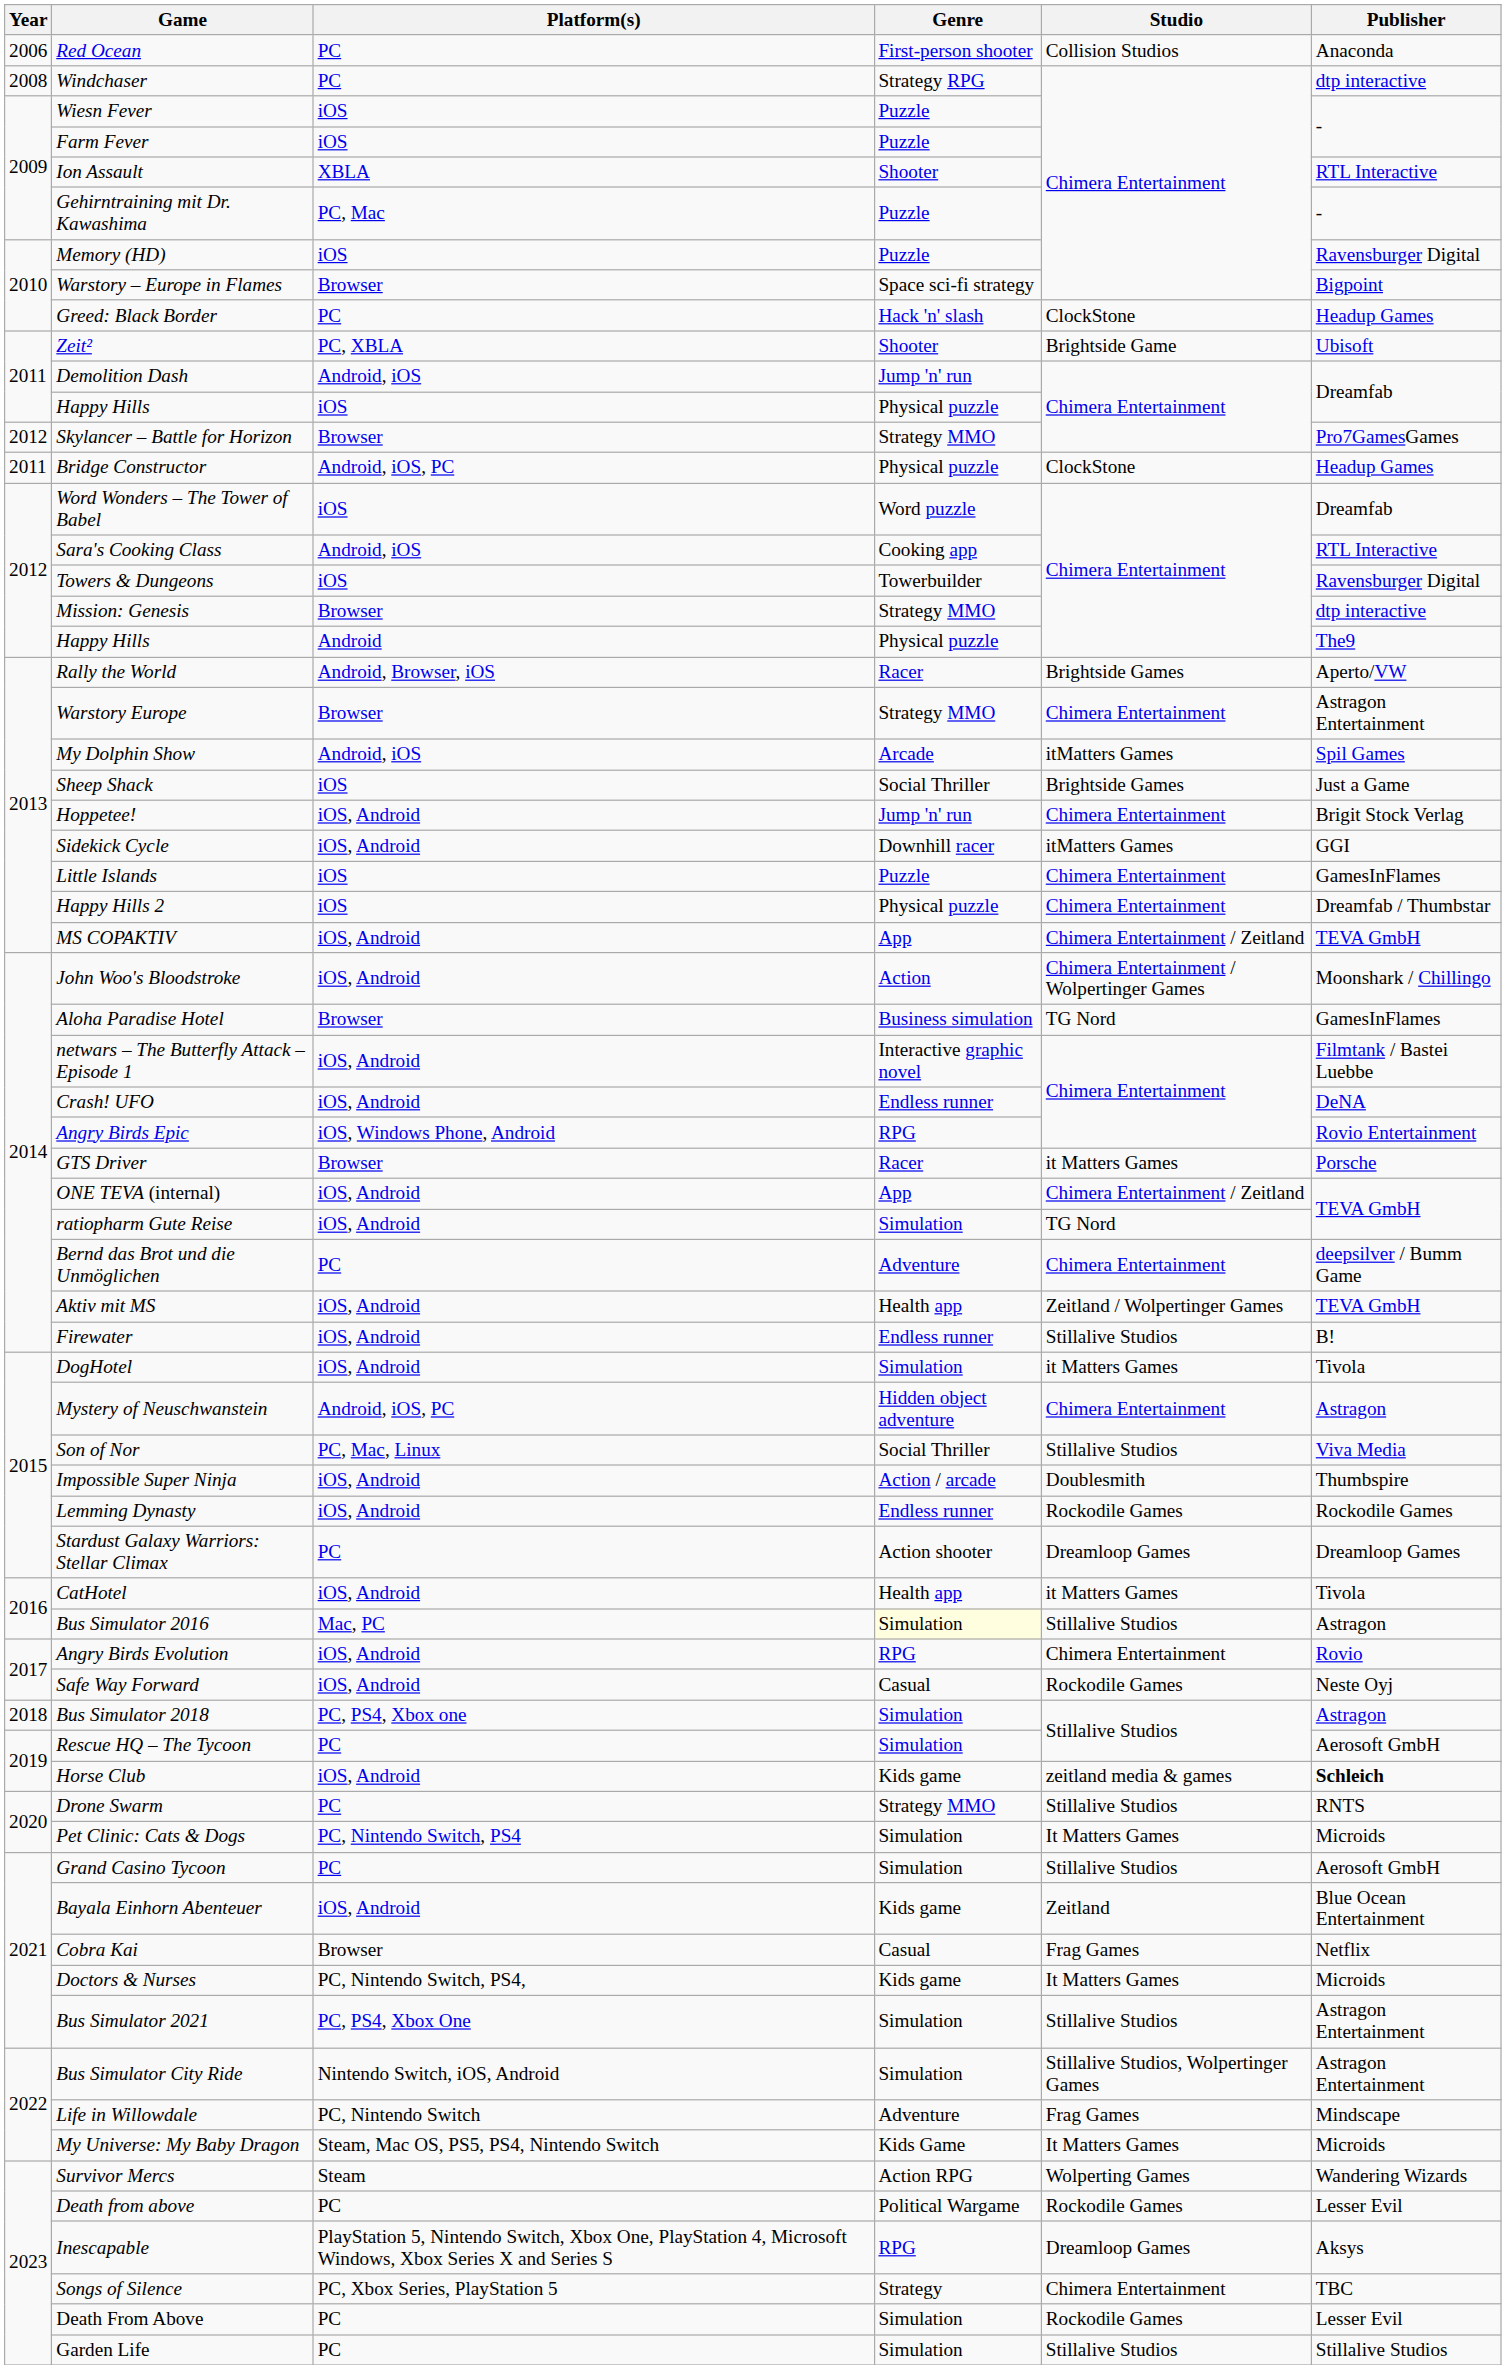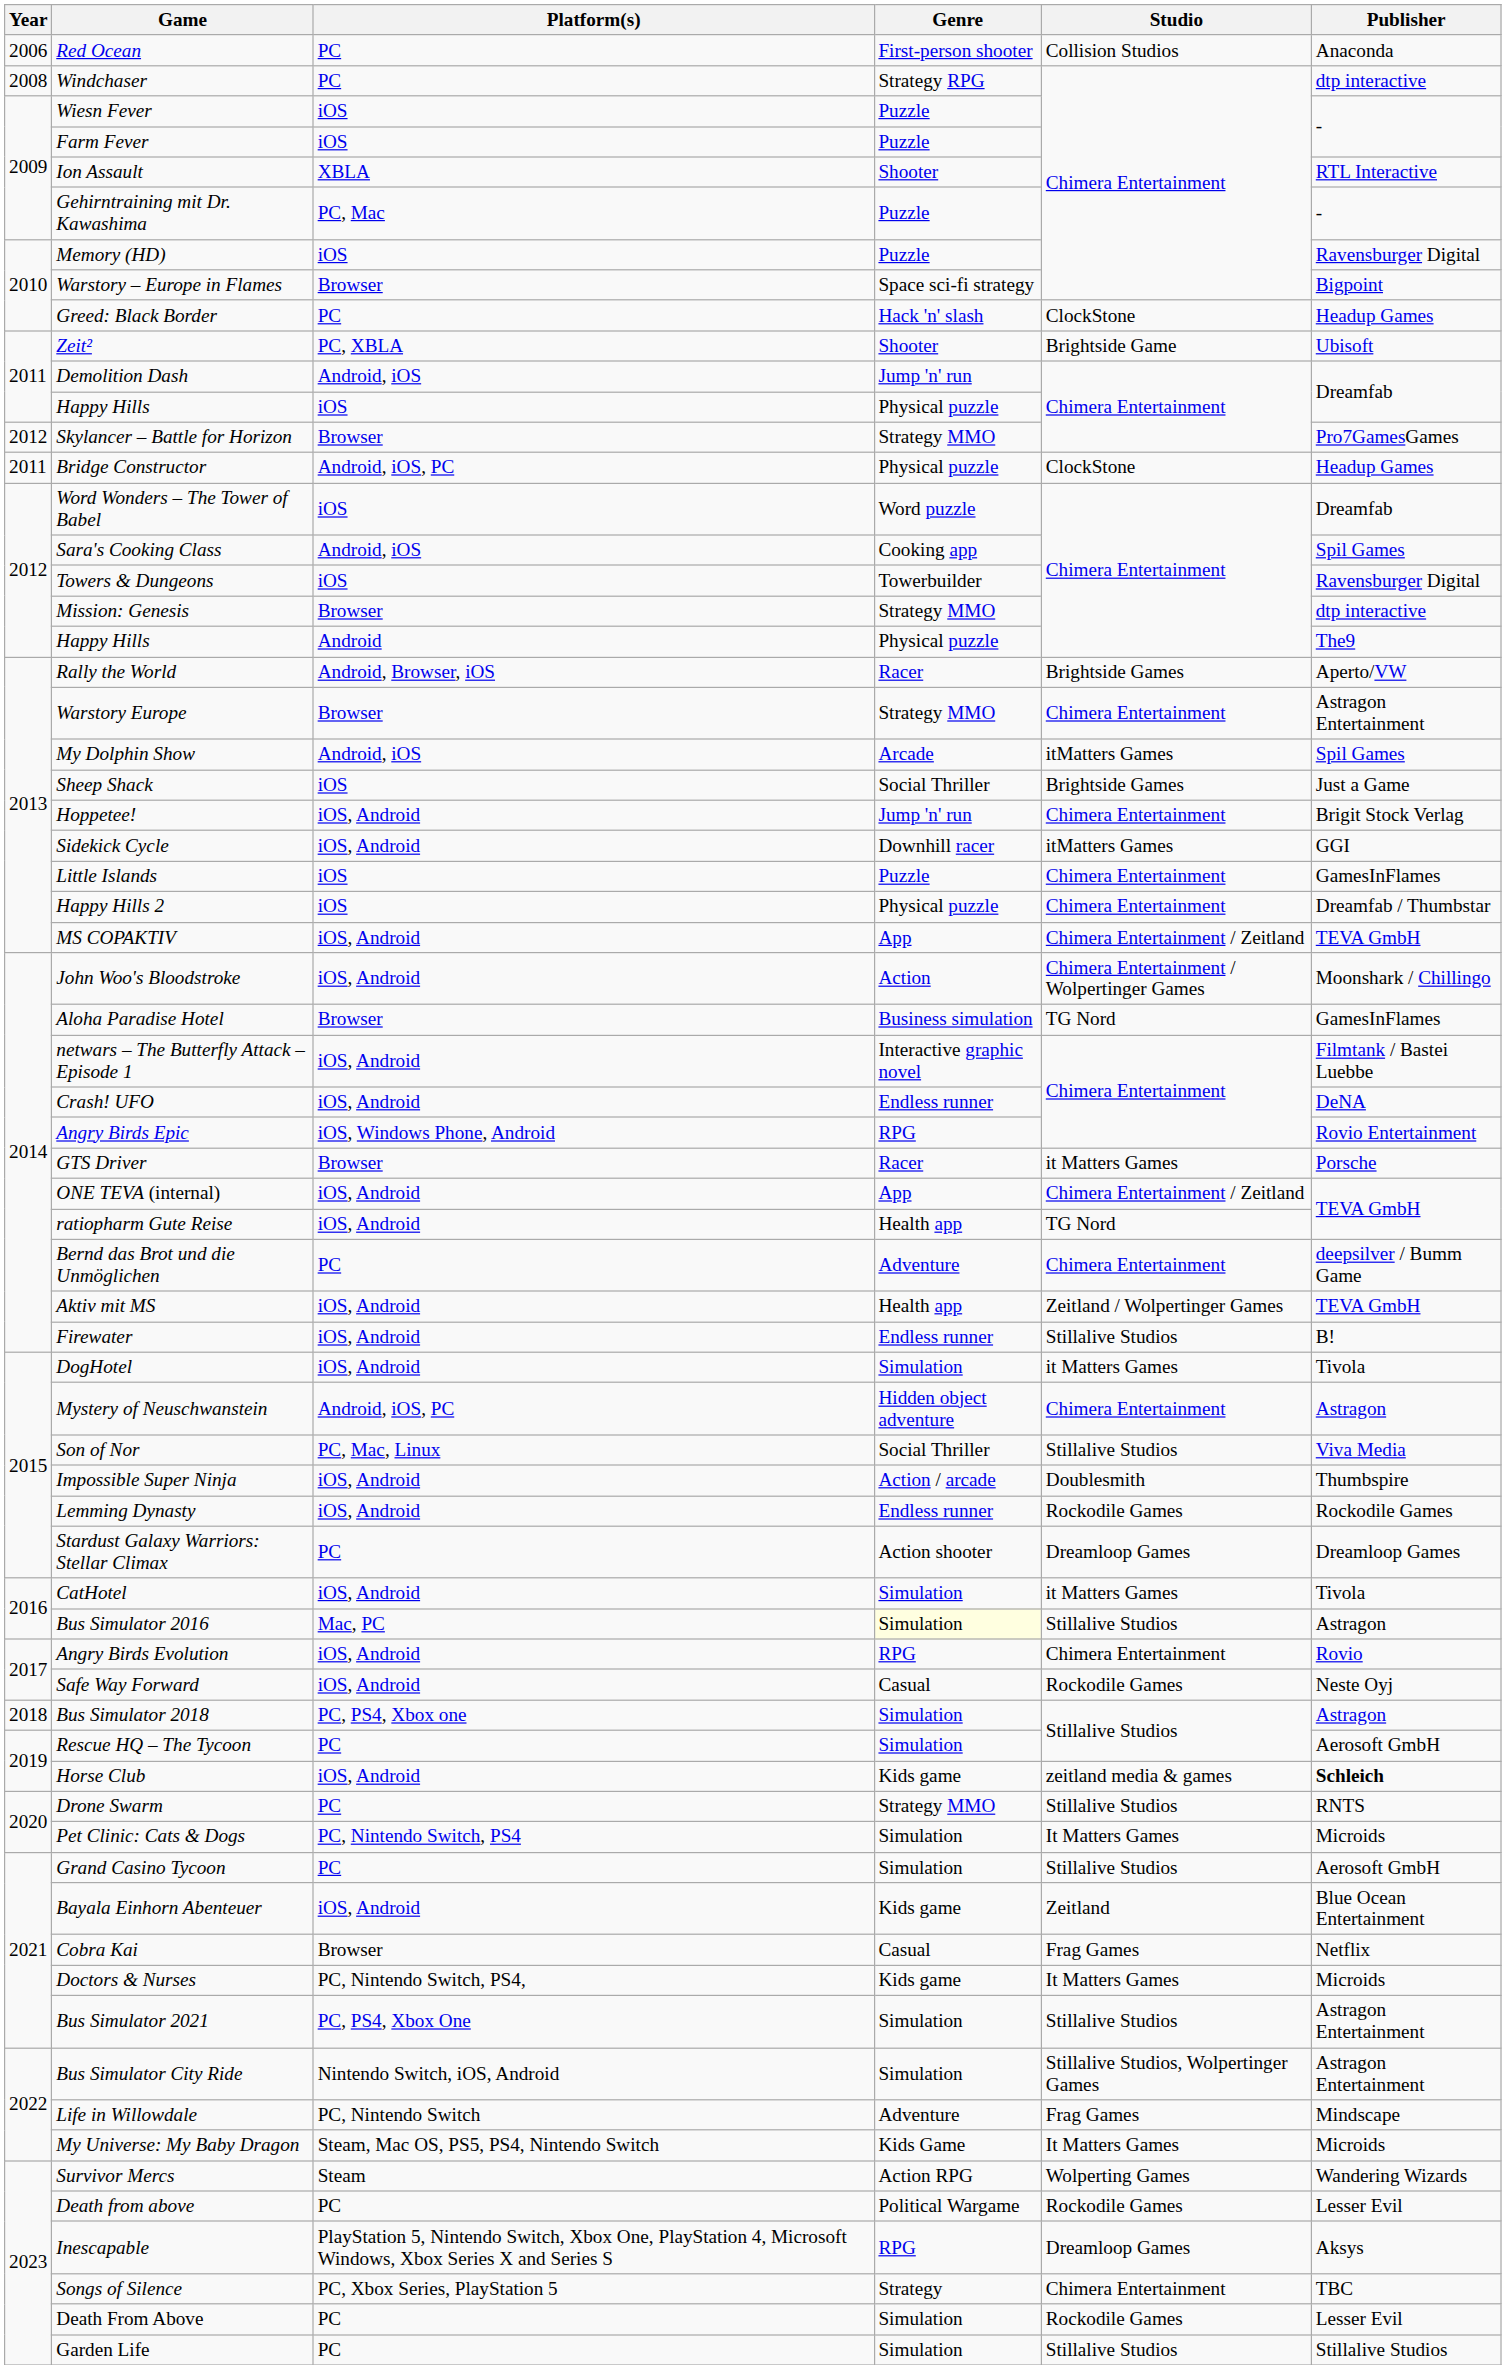(1376, 550) RTL Interactive -> (1360, 550) Spil Games
(921, 1223) Simulation -> (920, 1223) Health app
(920, 1593) Health app -> (921, 1593) Simulation
